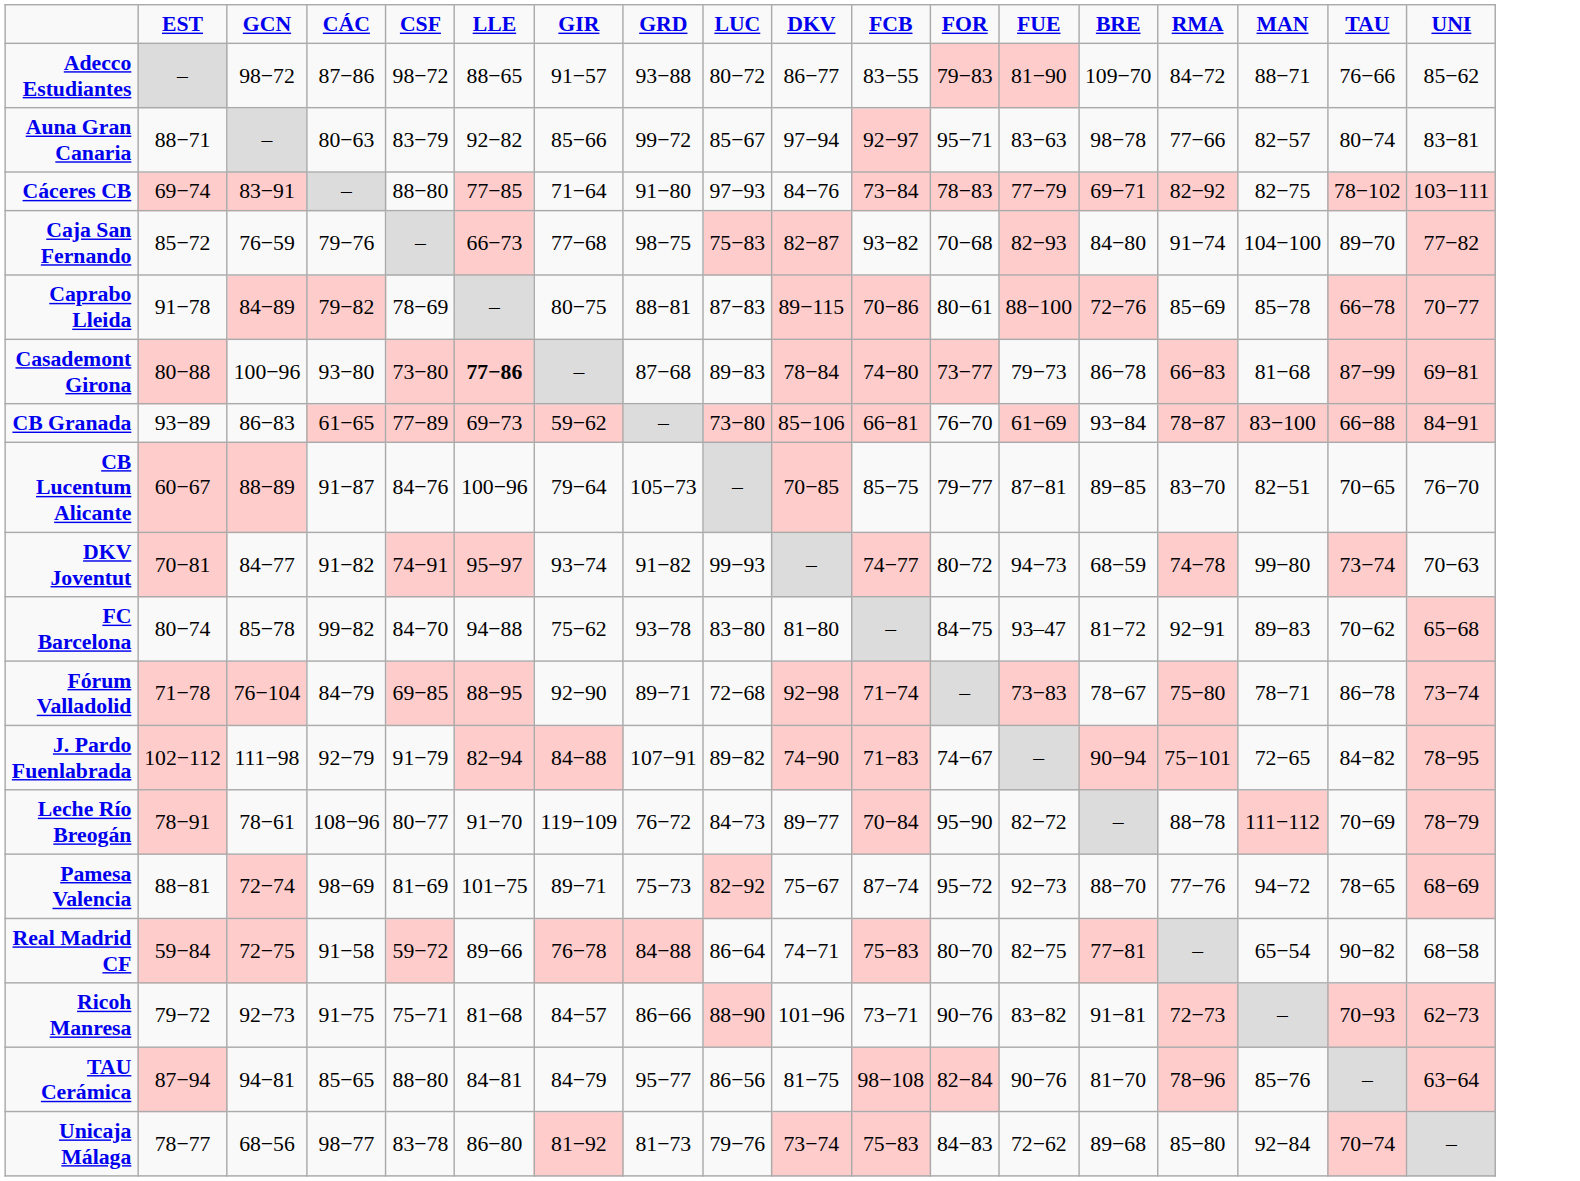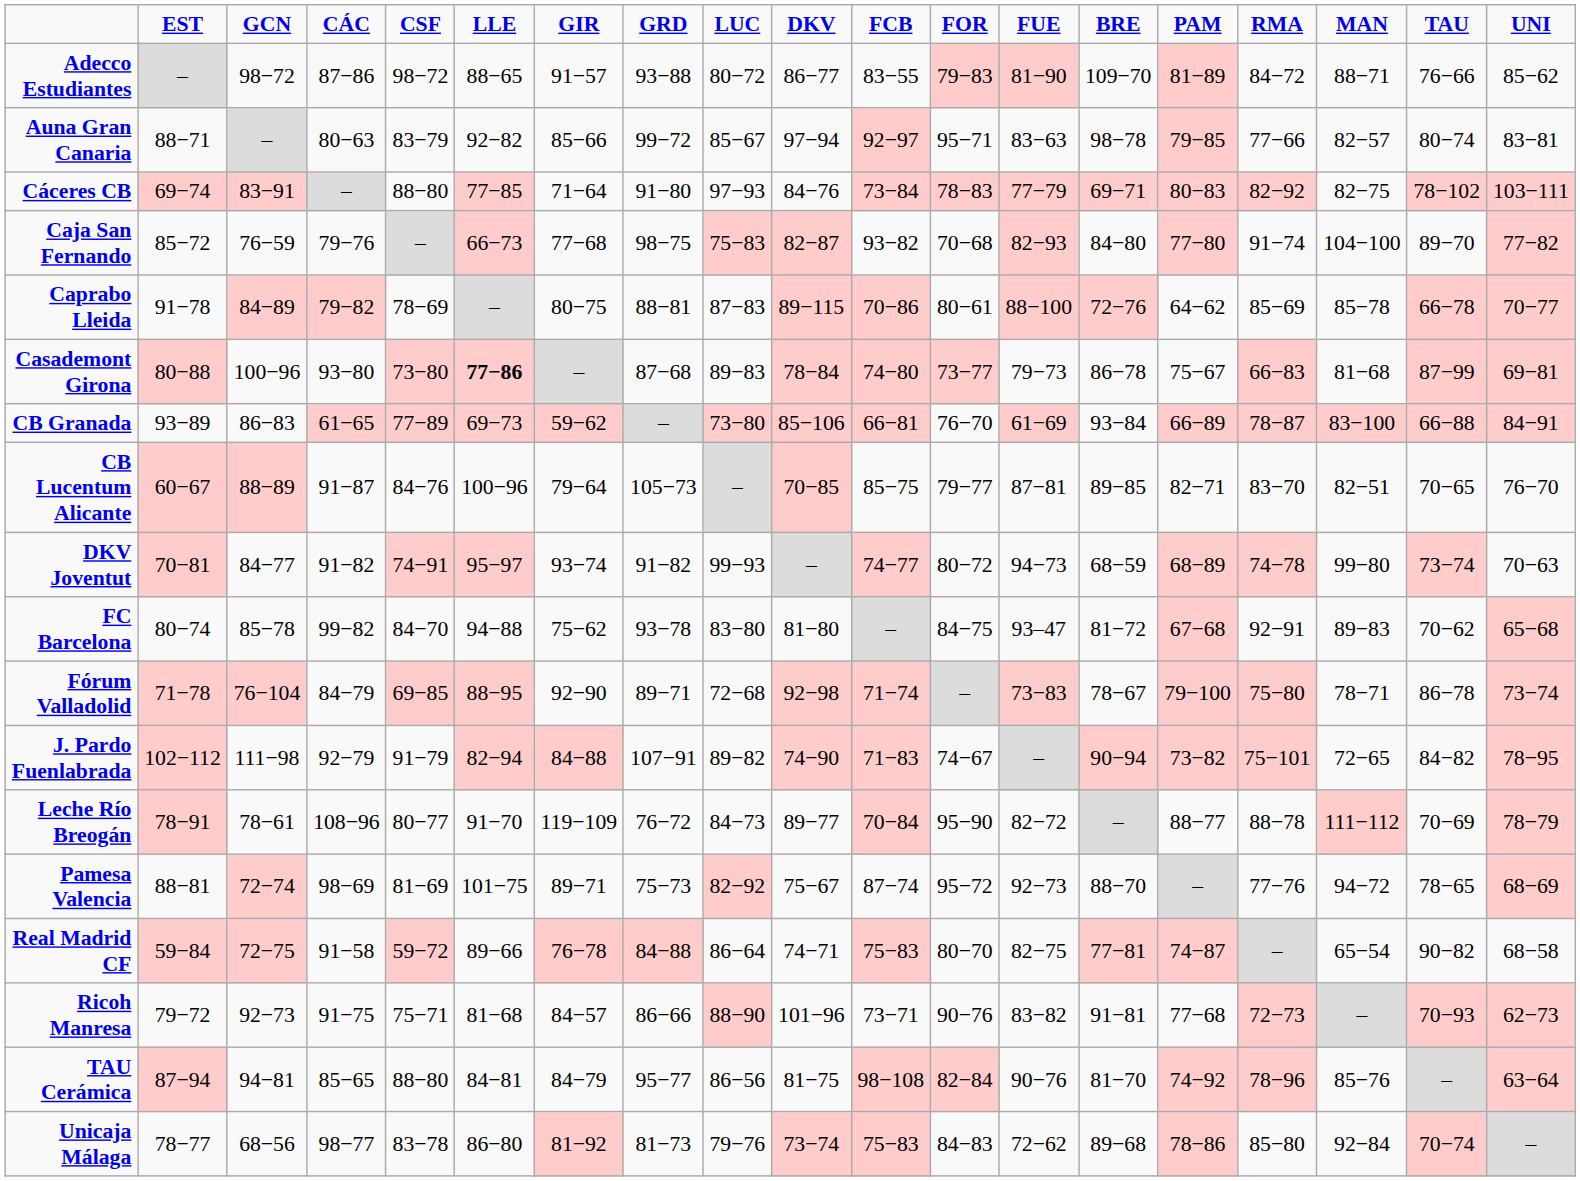+ column: (1198, 23)
